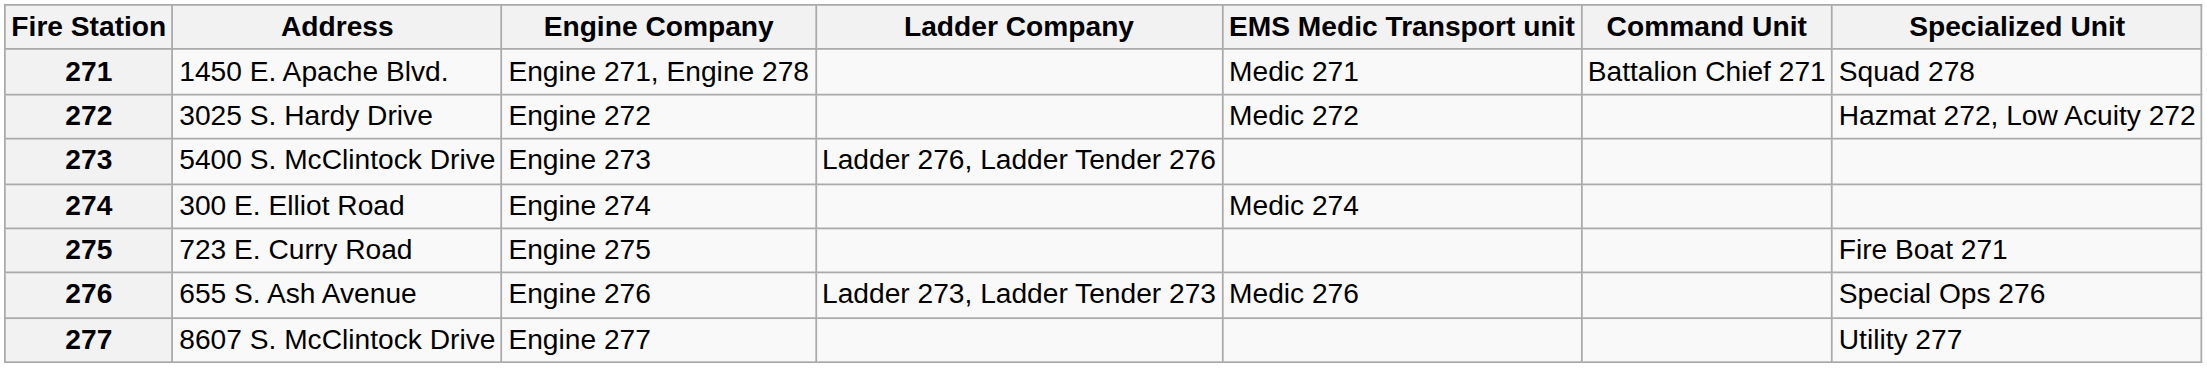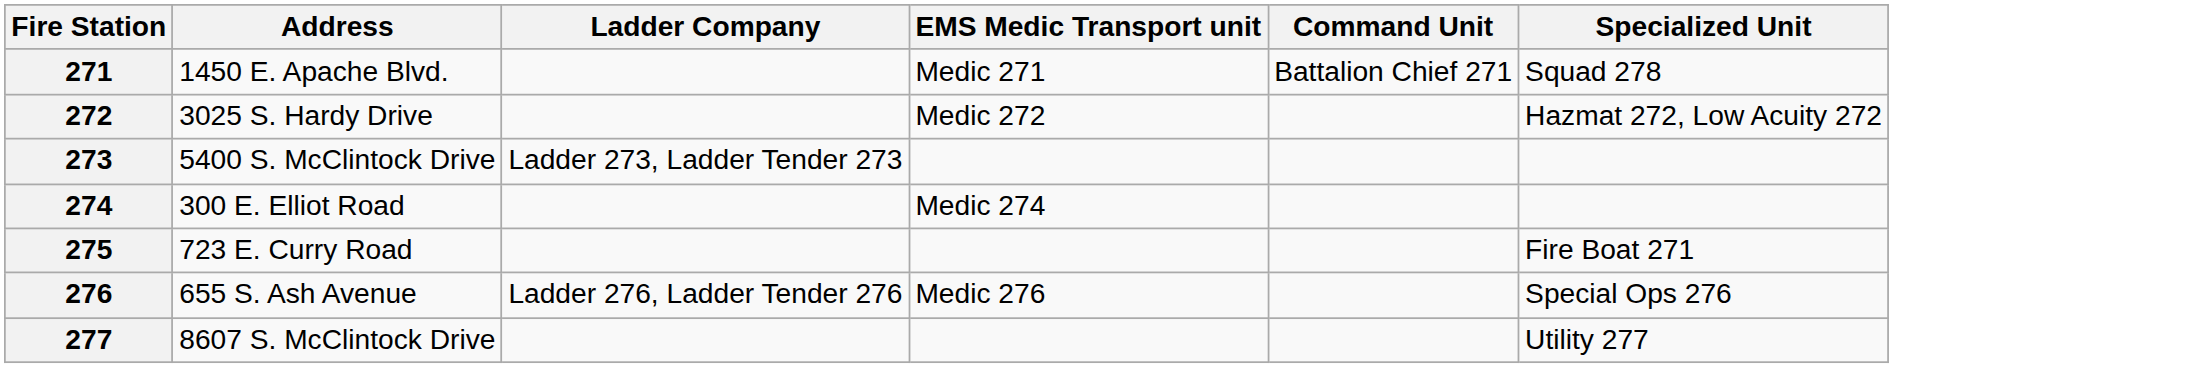- column: (659, 26)
(1019, 160) Ladder 276, Ladder Tender 276 -> (705, 160) Ladder 273, Ladder Tender 273
(1019, 294) Ladder 273, Ladder Tender 273 -> (705, 294) Ladder 276, Ladder Tender 276
